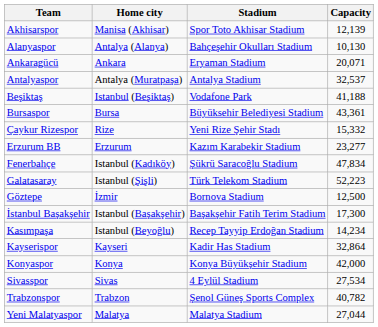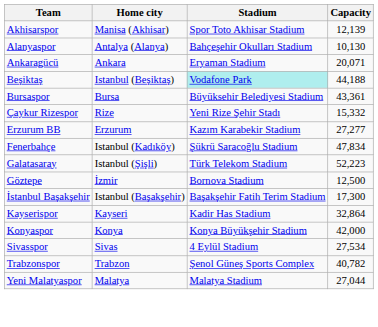- row: (33, 79)
(221, 96) no background -> (221, 79) paleturquoise background
(351, 96) 41,188 -> (351, 79) 44,188
(351, 146) 23,277 -> (351, 130) 27,277
- row: (30, 230)
